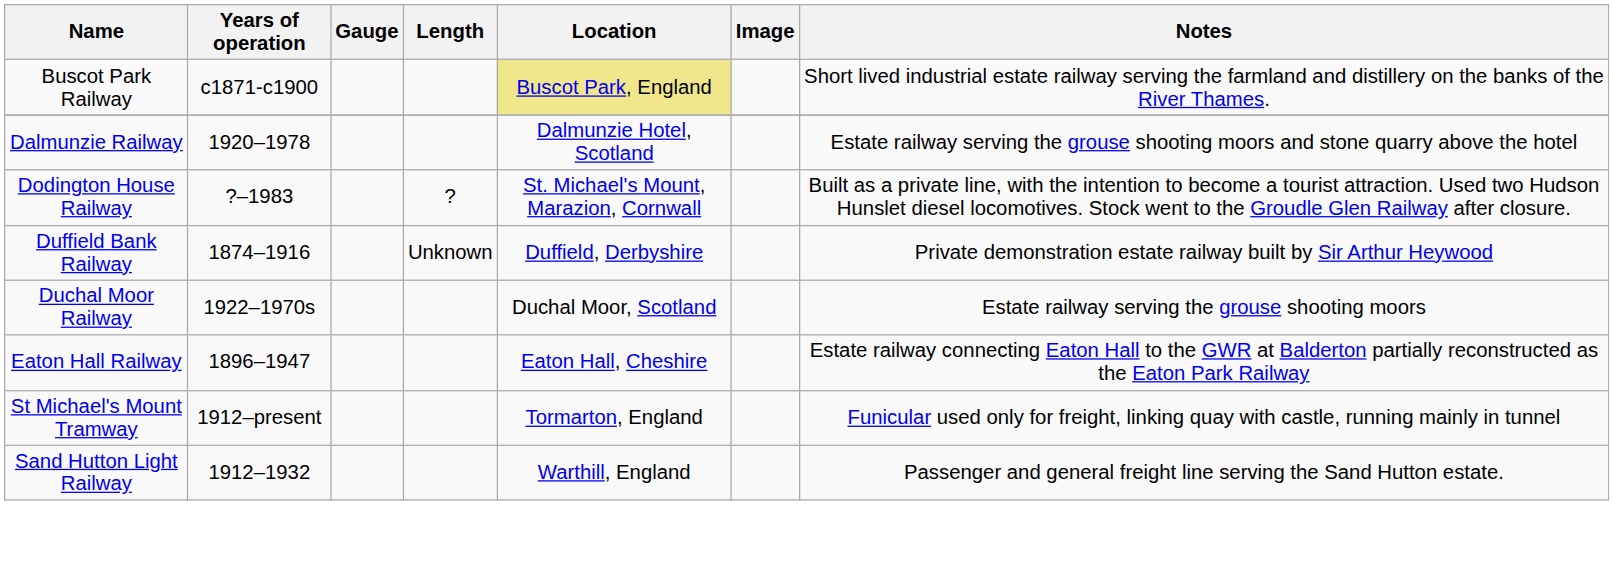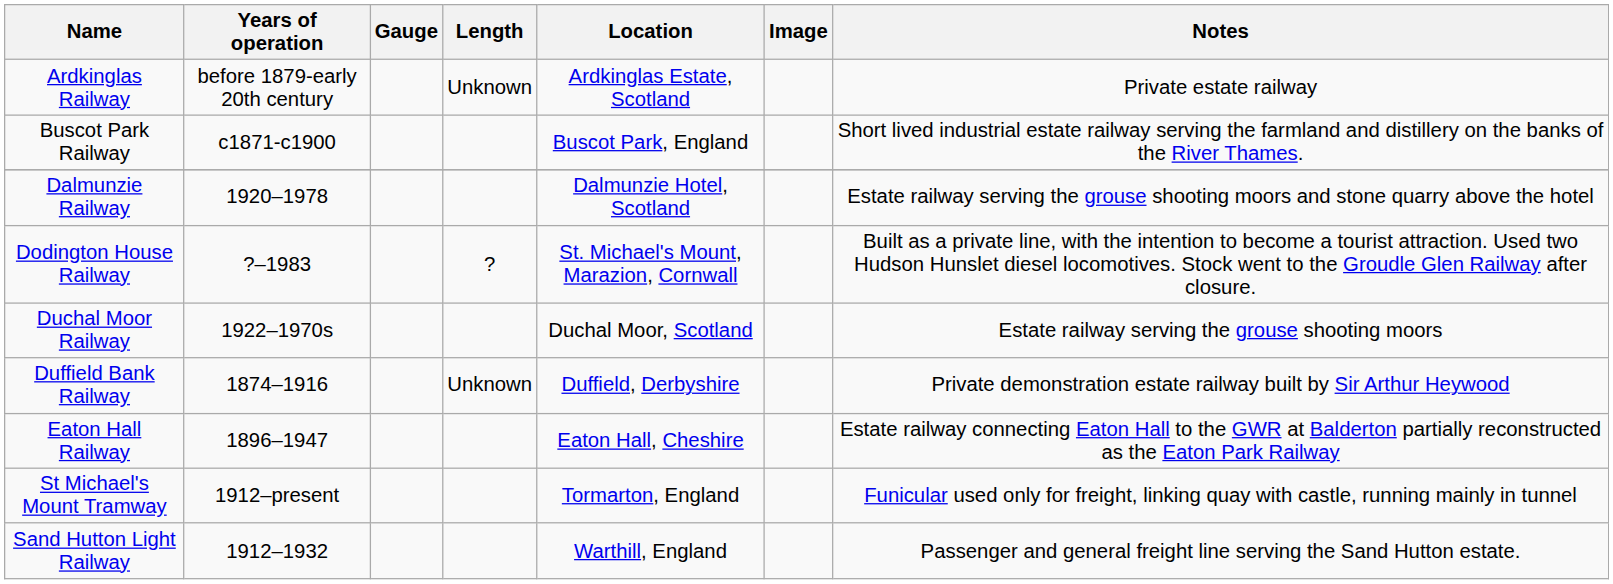+ row: (94, 87)
(614, 87) khaki background -> (651, 142) no background
rows swapped: (96, 307) <-> (96, 252)
